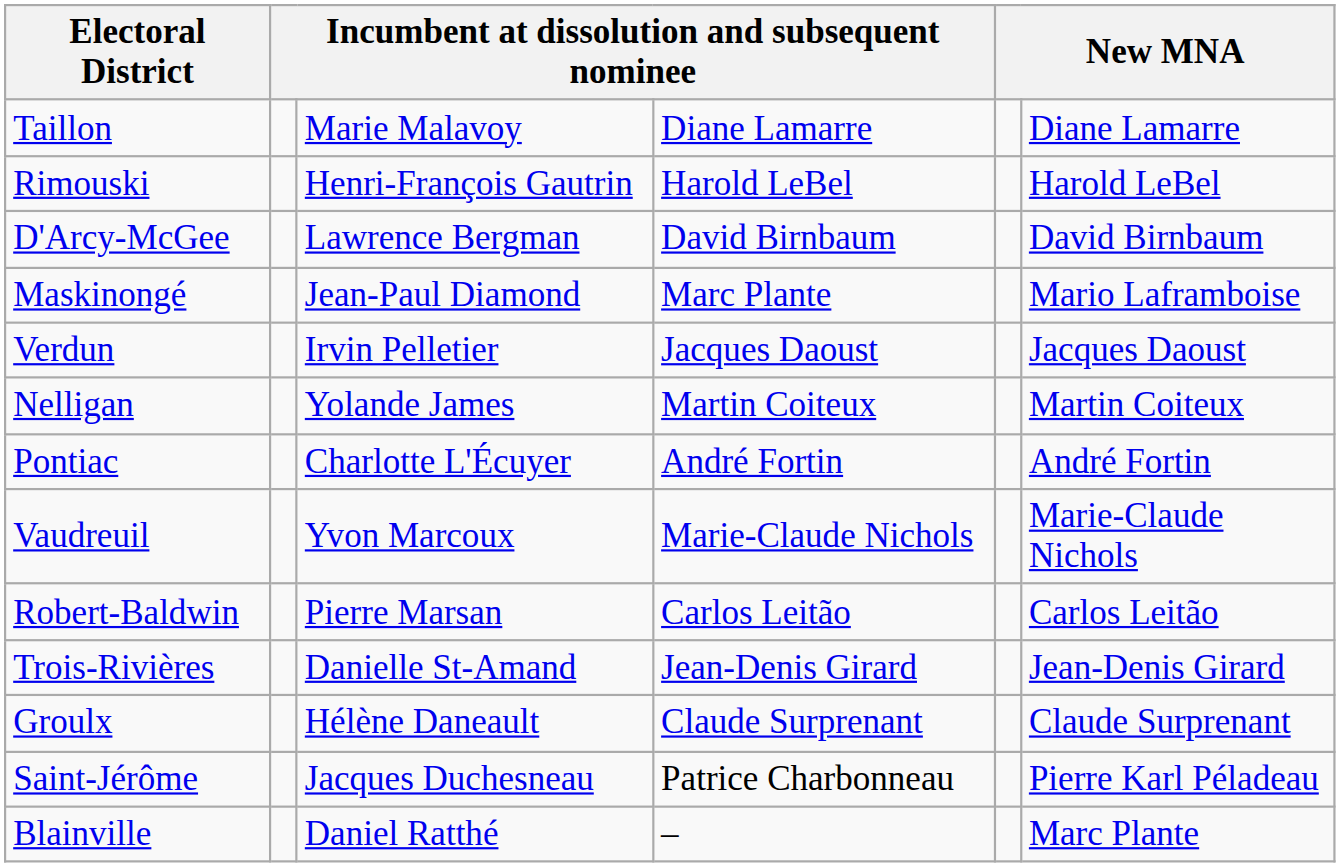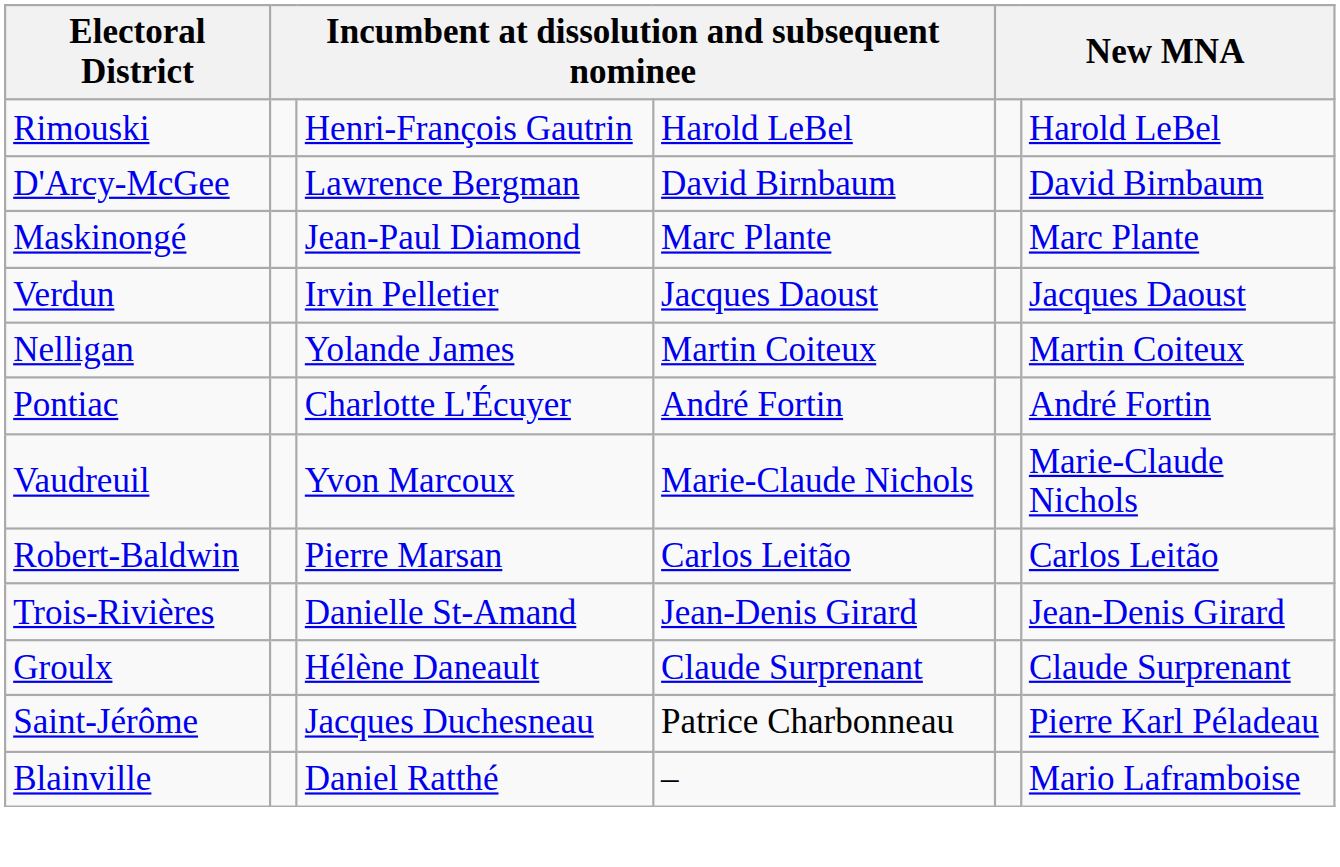- row: (63, 127)
(1165, 293) Mario Laframboise -> (1114, 238) Marc Plante
(1114, 833) Marc Plante -> (1165, 777) Mario Laframboise
